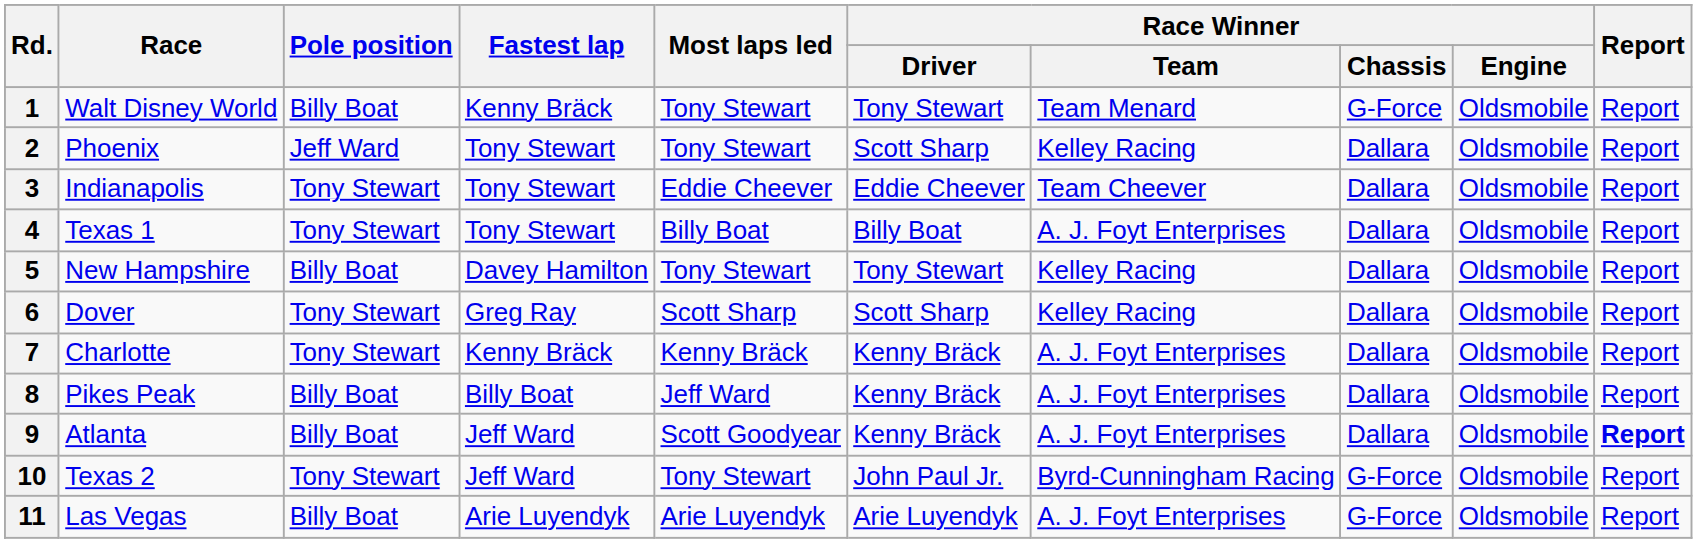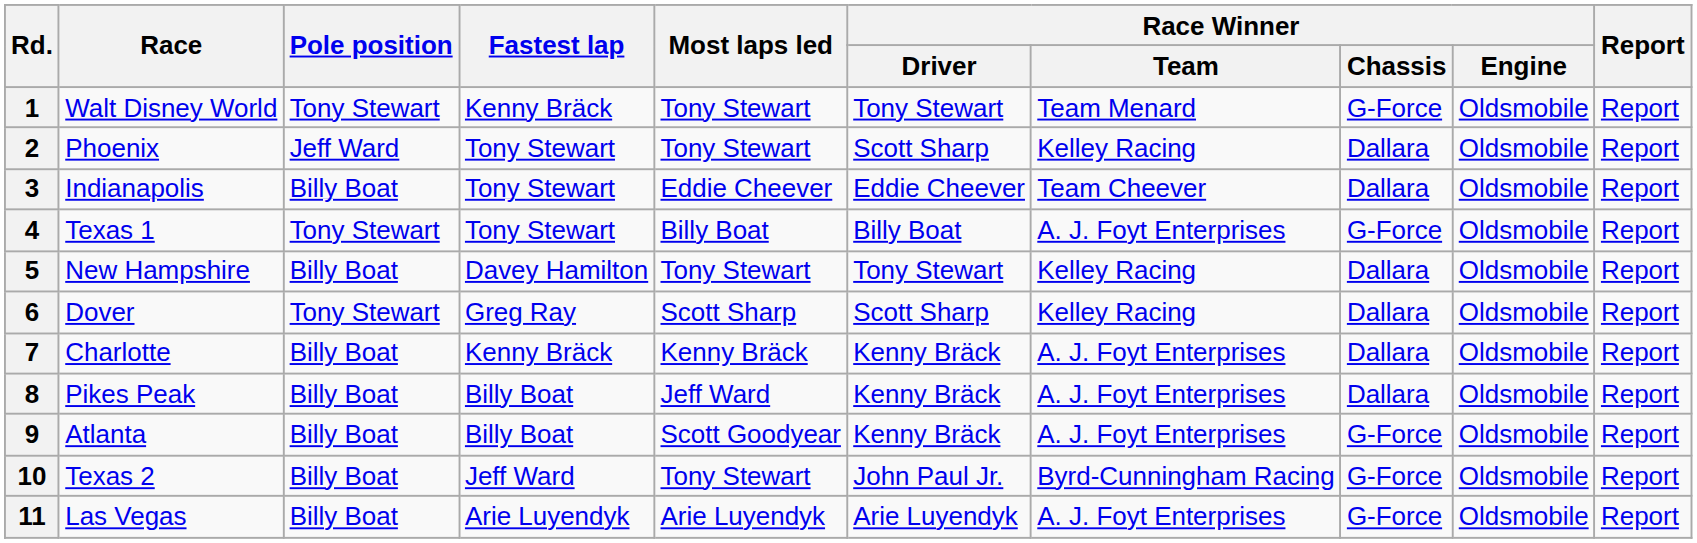(344, 107) Billy Boat -> (365, 107) Tony Stewart
(365, 189) Tony Stewart -> (344, 189) Billy Boat
(1388, 230) Dallara -> (1394, 230) G-Force
(365, 353) Tony Stewart -> (344, 353) Billy Boat
(520, 434) Jeff Ward -> (519, 434) Billy Boat
(1388, 434) Dallara -> (1394, 434) G-Force
(1643, 434) bold -> (1640, 434) normal
(365, 475) Tony Stewart -> (344, 475) Billy Boat
